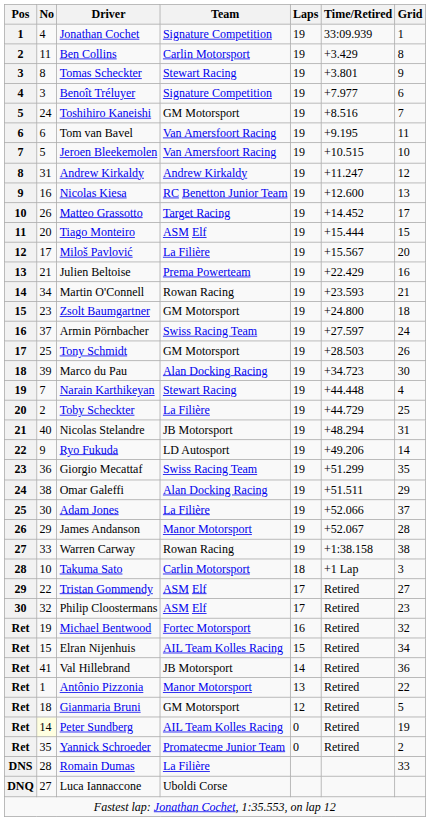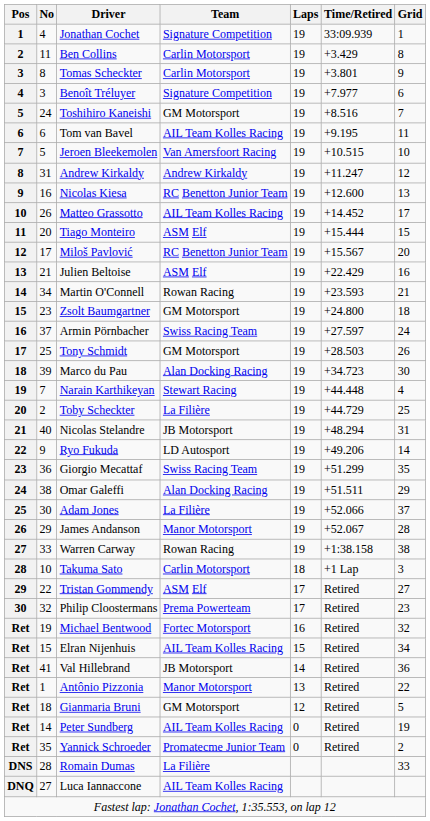(200, 73) Stewart Racing -> (206, 73) Carlin Motorsport
(220, 133) Van Amersfoort Racing -> (223, 133) AIL Team Kolles Racing
(197, 212) Target Racing -> (223, 212) AIL Team Kolles Racing
(186, 252) La Filière -> (225, 252) RC Benetton Junior Team
(207, 271) Prema Powerteam -> (185, 271) ASM Elf
(185, 608) ASM Elf -> (207, 608) Prema Powerteam
(45, 727) lightyellow background -> (45, 727) no background
(195, 786) Uboldi Corse -> (223, 786) AIL Team Kolles Racing
